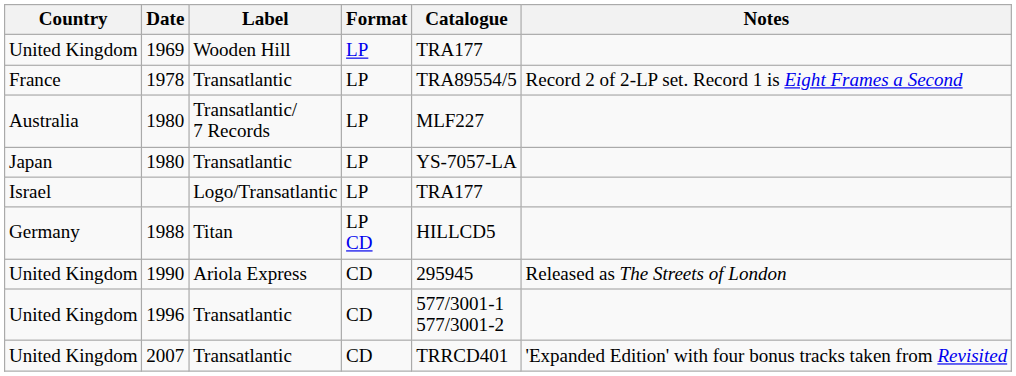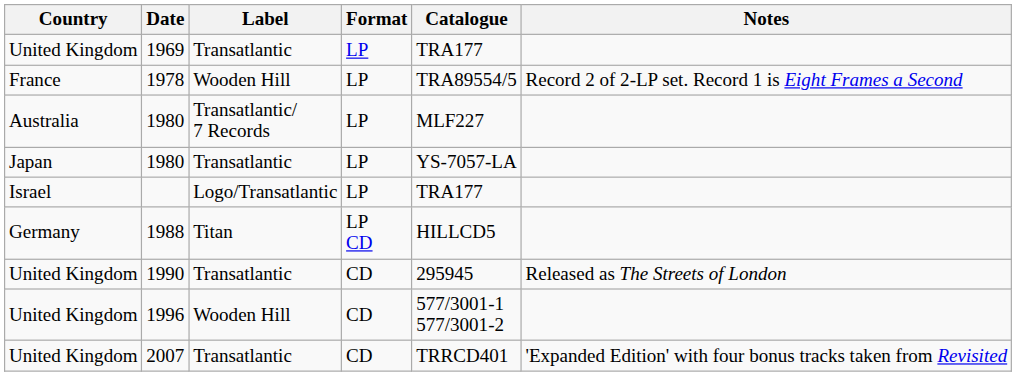(242, 49) Wooden Hill -> (242, 49) Transatlantic
(242, 79) Transatlantic -> (242, 79) Wooden Hill
(250, 273) Ariola Express -> (242, 273) Transatlantic
(242, 314) Transatlantic -> (242, 314) Wooden Hill
